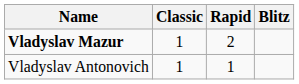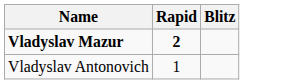- column: (180, 16)
(231, 41) normal -> (176, 41) bold
